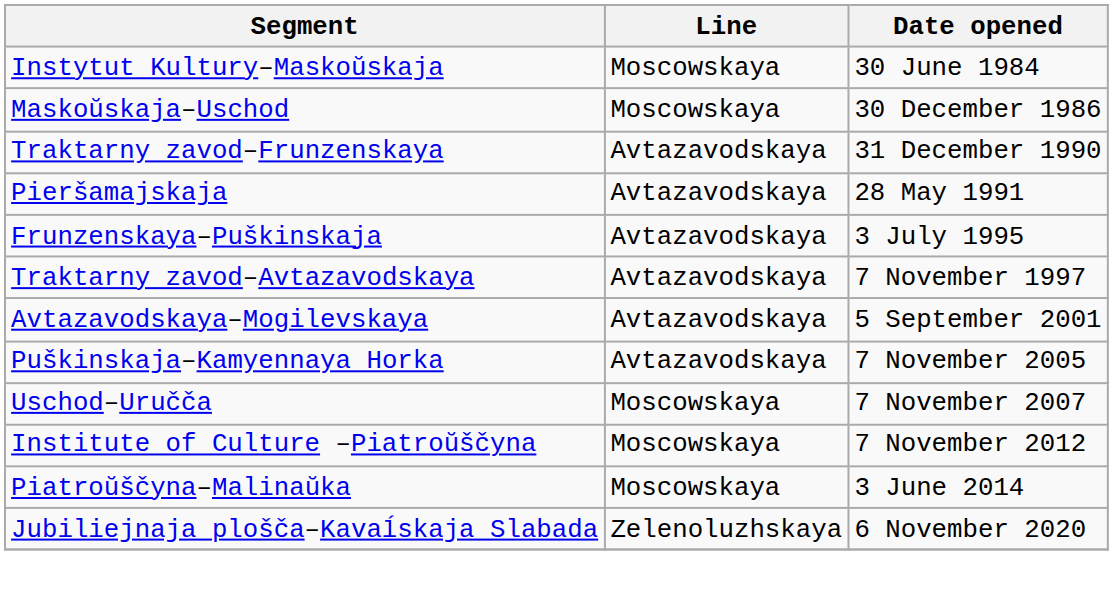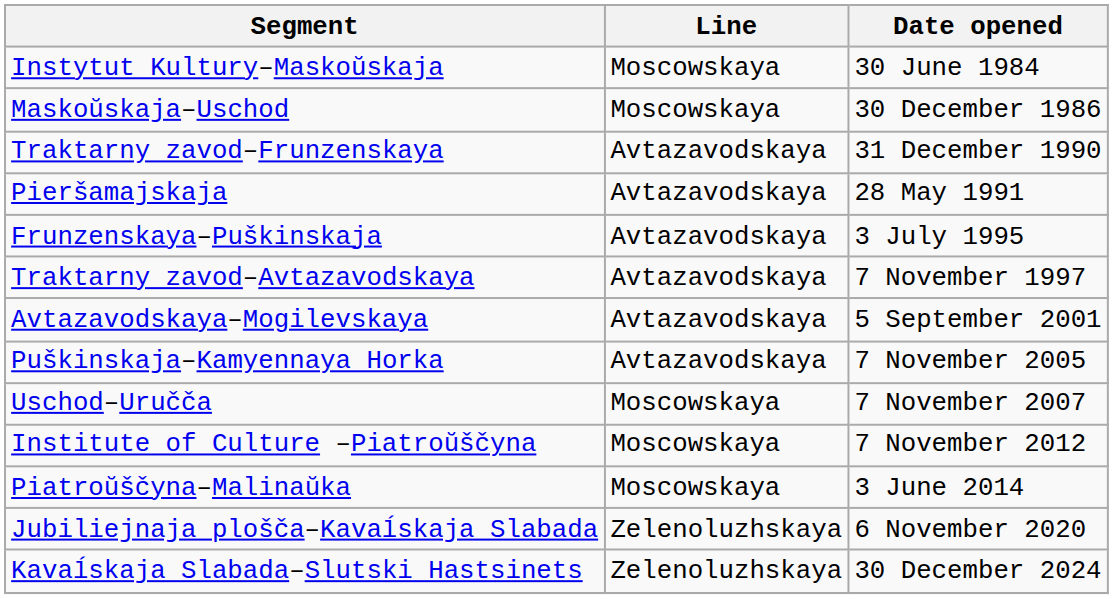+ row: (297, 571)
